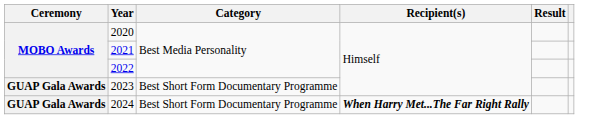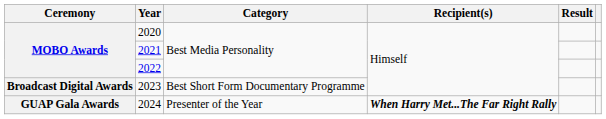(56, 86) GUAP Gala Awards -> (70, 86) Broadcast Digital Awards
(238, 104) Best Short Form Documentary Programme -> (214, 104) Presenter of the Year
